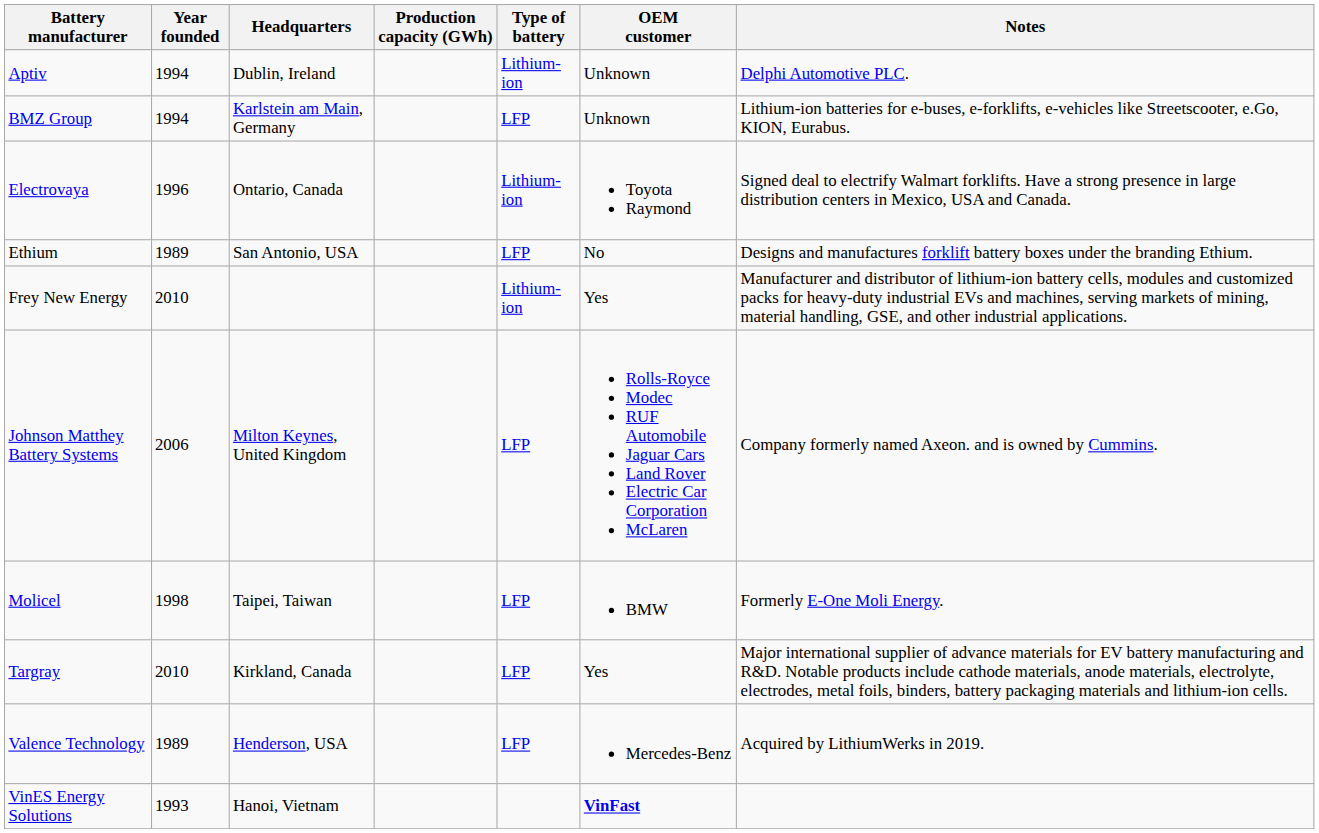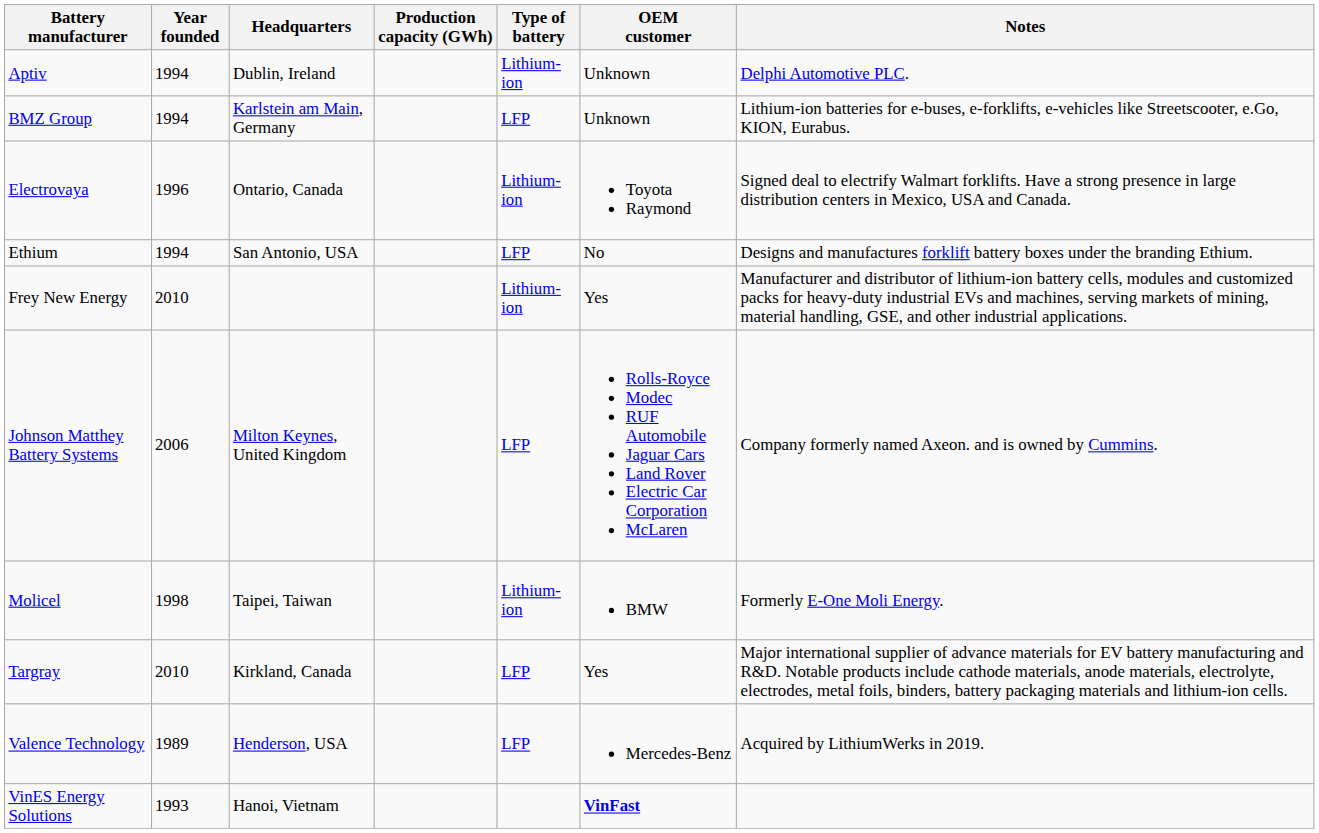(172, 252) 1989 -> (172, 252) 1994
(516, 600) LFP -> (531, 600) Lithium-ion
